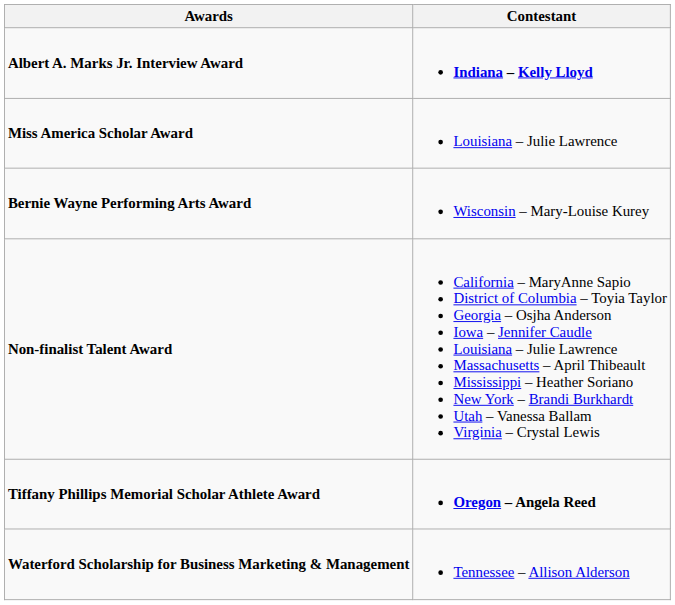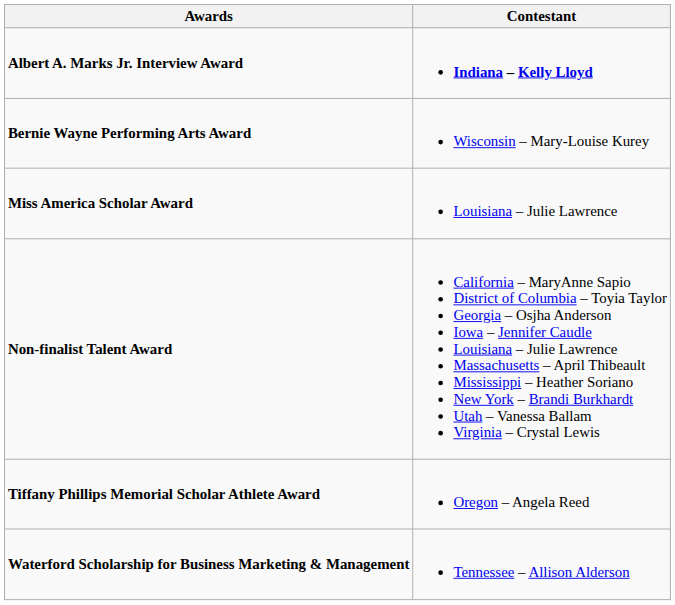rows swapped: (100, 133) <-> (130, 203)
(542, 503) bold -> (542, 503) normal
